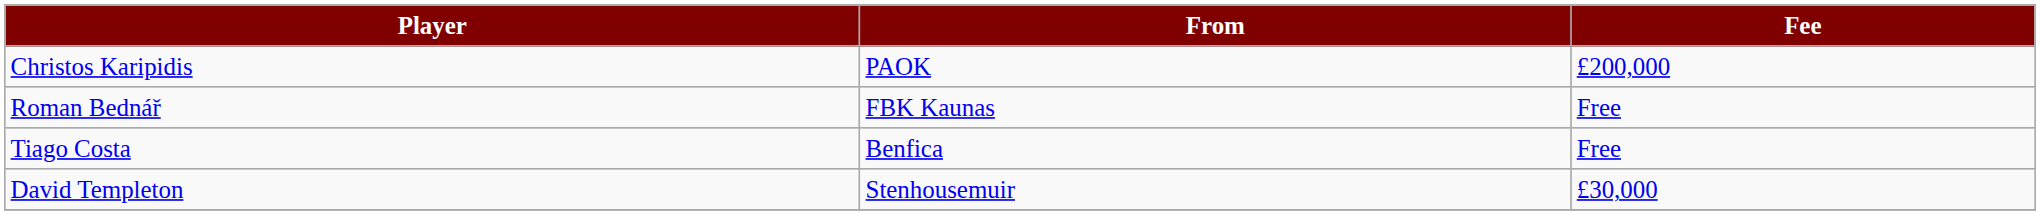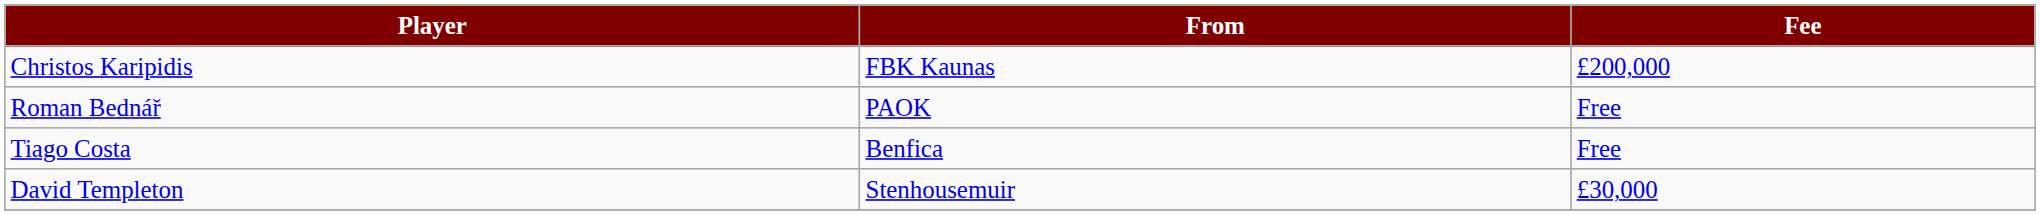(898, 66) PAOK -> (930, 66) FBK Kaunas
(930, 107) FBK Kaunas -> (898, 107) PAOK
